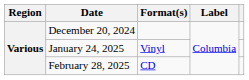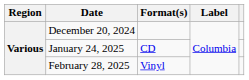(152, 48) Vinyl -> (148, 48) CD
(148, 65) CD -> (152, 65) Vinyl
